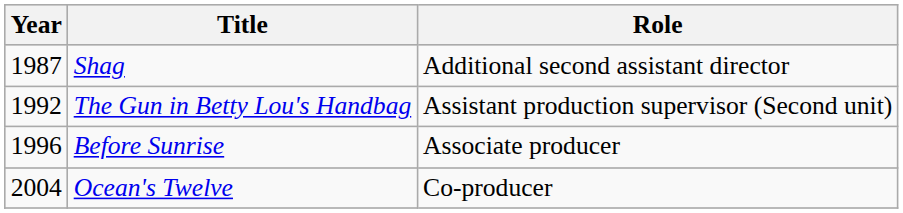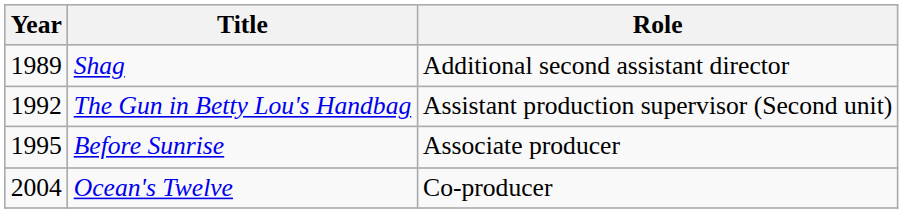(36, 65) 1987 -> (36, 65) 1989
(36, 146) 1996 -> (36, 146) 1995
